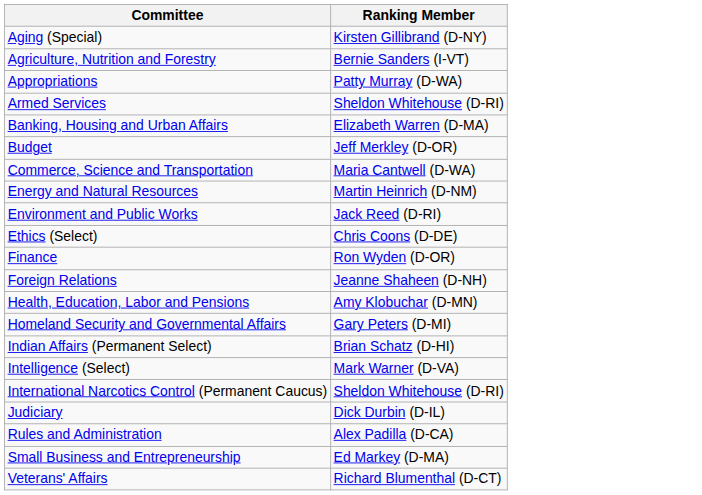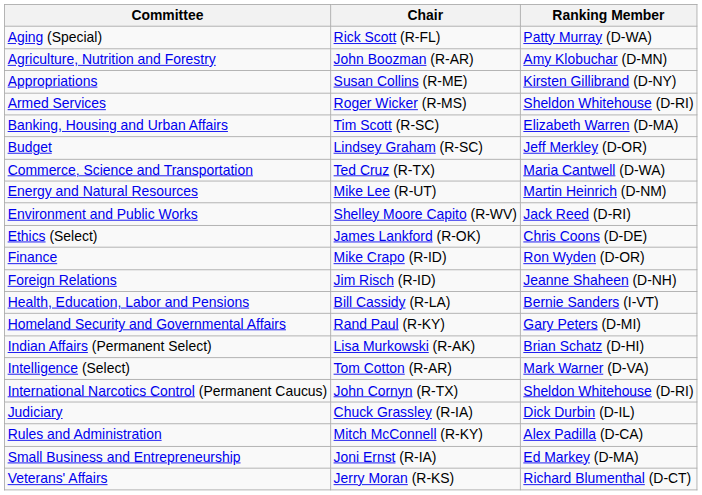+ column: (425, 15)
(410, 37) Kirsten Gillibrand (D-NY) -> (588, 37) Patty Murray (D-WA)
(401, 59) Bernie Sanders (I-VT) -> (595, 59) Amy Klobuchar (D-MN)
(398, 81) Patty Murray (D-WA) -> (600, 81) Kirsten Gillibrand (D-NY)
(406, 302) Amy Klobuchar (D-MN) -> (591, 302) Bernie Sanders (I-VT)
